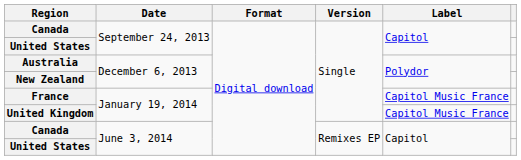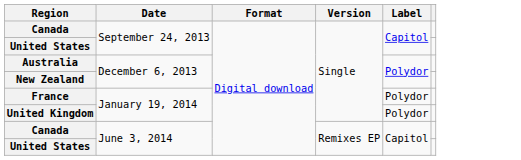(447, 96) Capitol Music France -> (407, 96) Polydor
(447, 113) Capitol Music France -> (407, 113) Polydor
